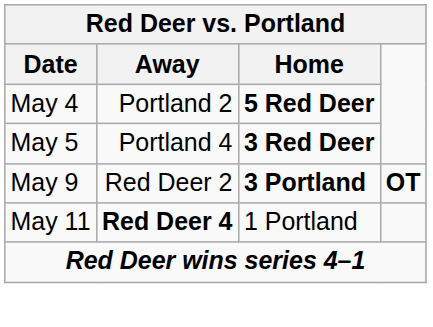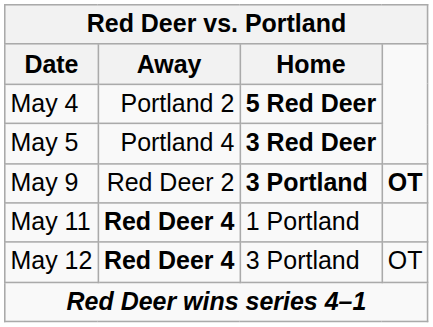+ row: (51, 261)
